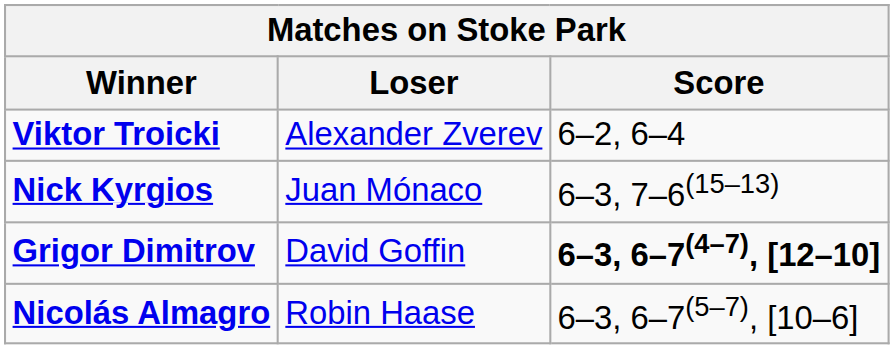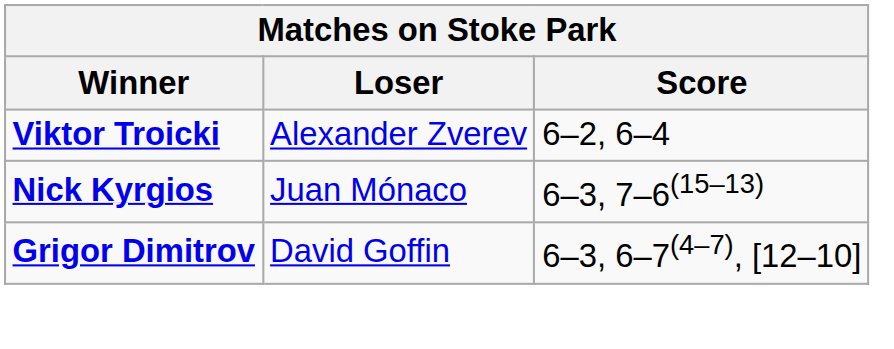(719, 251) bold -> (702, 251) normal
- row: (141, 312)
